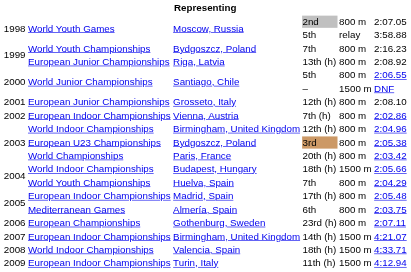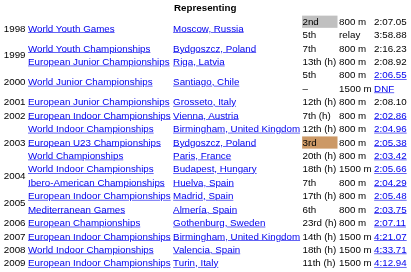(89, 182) World Youth Championships -> (96, 182) Ibero-American Championships
